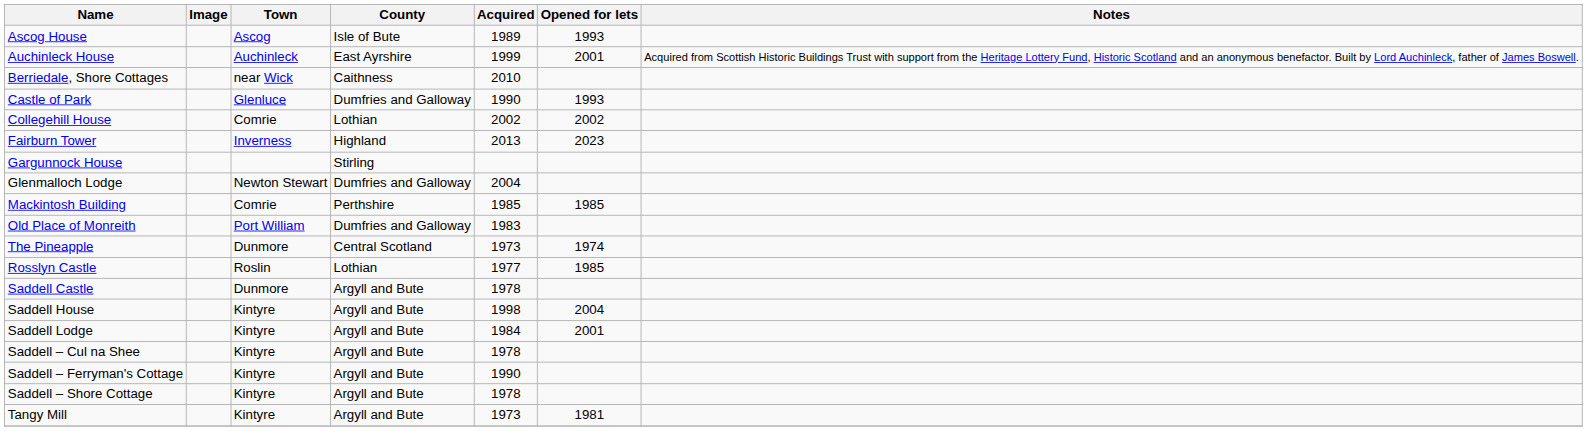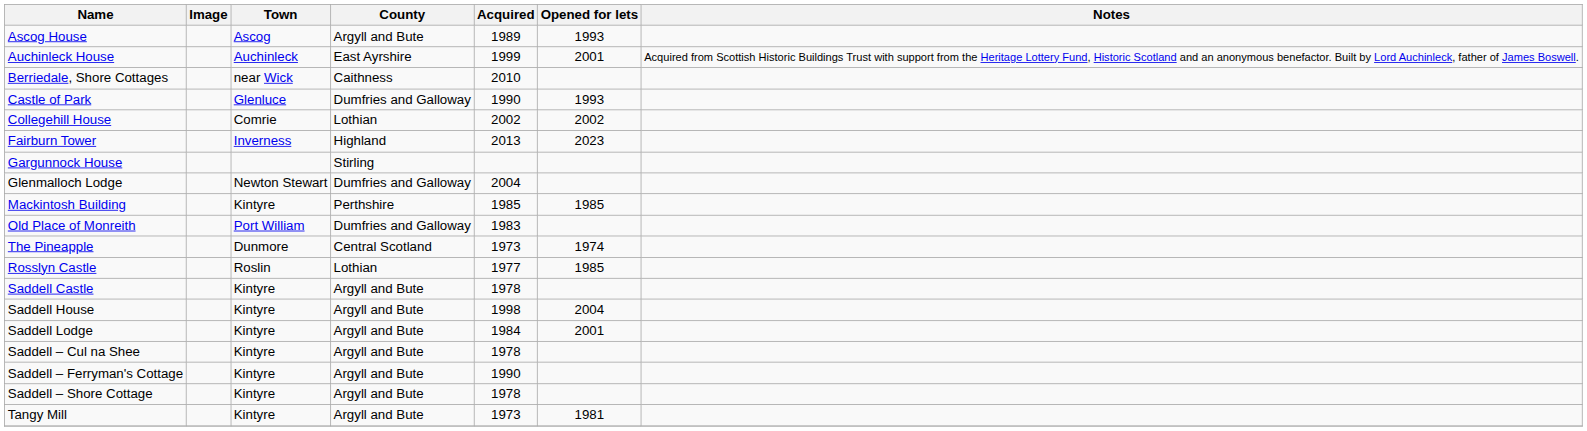(367, 36) Isle of Bute -> (379, 36) Argyll and Bute
(255, 204) Comrie -> (254, 204) Kintyre
(261, 288) Dunmore -> (254, 288) Kintyre
